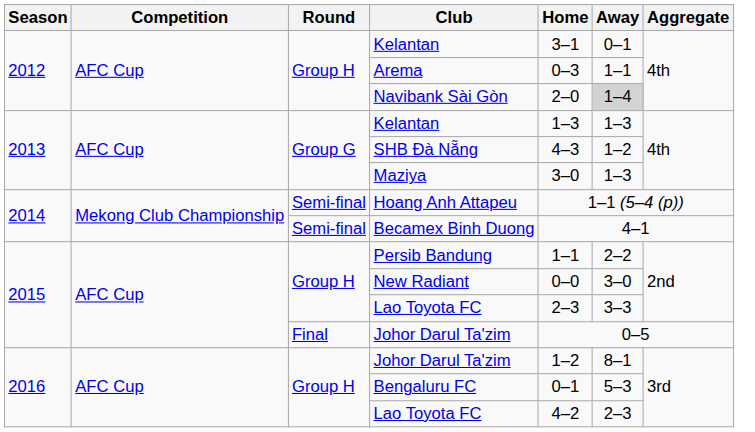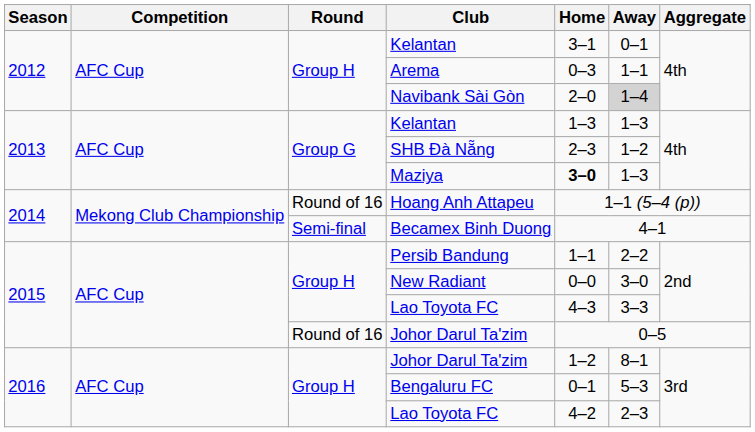(565, 149) 4–3 -> (582, 149) 2–3
(565, 176) normal -> (582, 176) bold
(329, 202) Semi-final -> (337, 202) Round of 16
(565, 307) 2–3 -> (582, 307) 4–3
(310, 334) Final -> (337, 334) Round of 16
